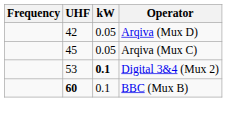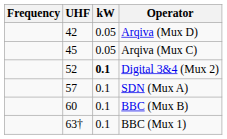(71, 69) 53 -> (71, 69) 52
+ row: (155, 87)
(71, 87) bold -> (71, 106) normal
+ row: (154, 124)
